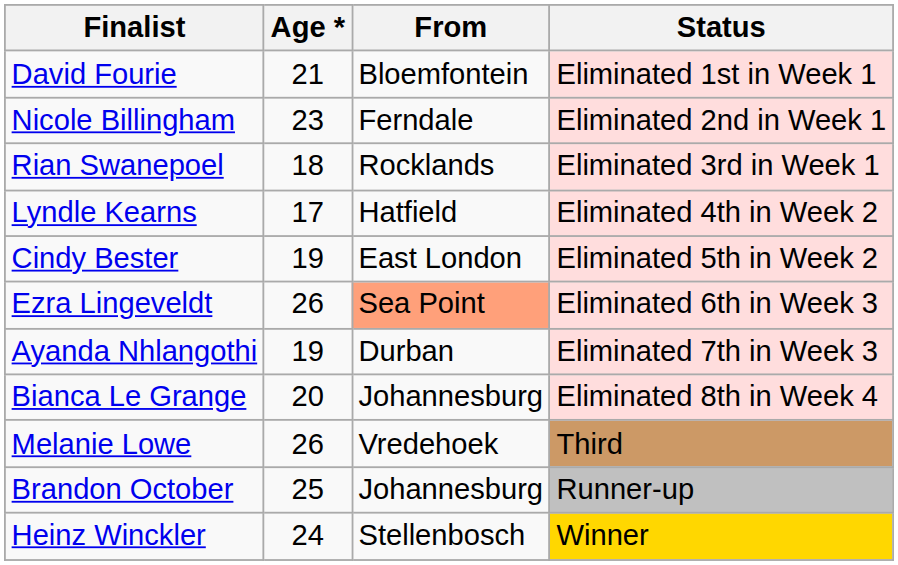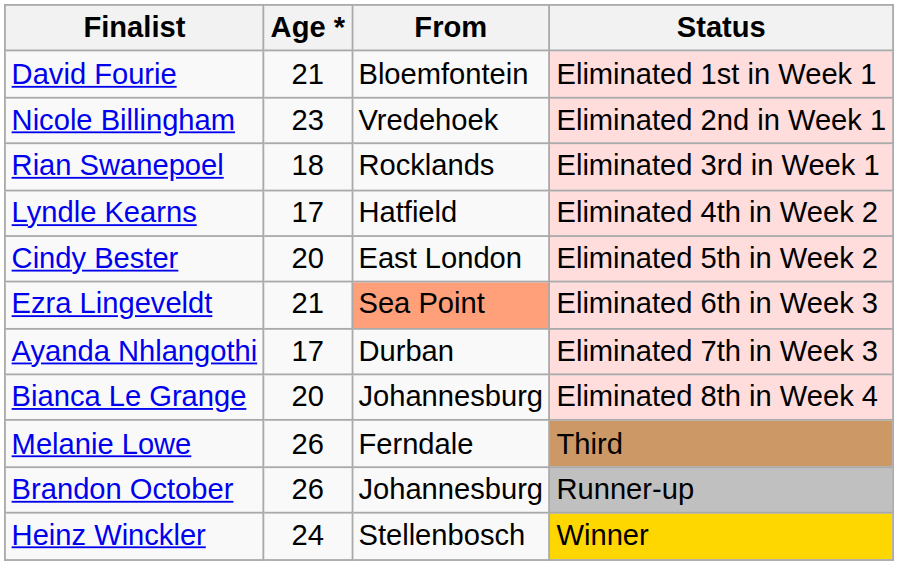(416, 119) Ferndale -> (428, 119) Vredehoek
(308, 258) 19 -> (308, 258) 20
(308, 304) 26 -> (308, 304) 21
(308, 350) 19 -> (308, 350) 17
(428, 443) Vredehoek -> (416, 443) Ferndale
(308, 489) 25 -> (308, 489) 26
